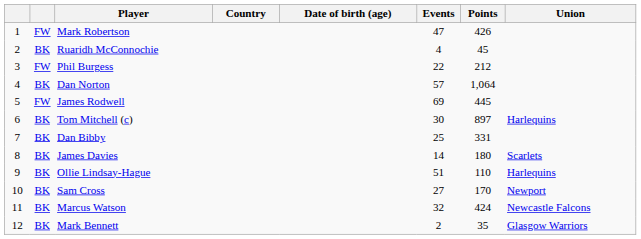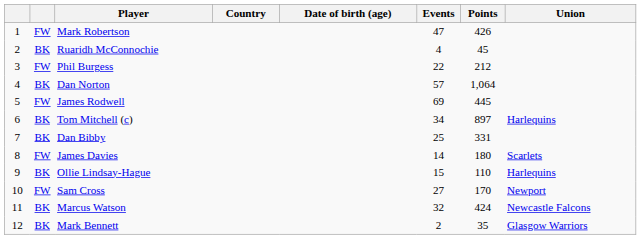(439, 119) 30 -> (439, 119) 34
(42, 155) BK -> (42, 155) FW
(439, 172) 51 -> (439, 172) 15
(42, 190) BK -> (42, 190) FW
